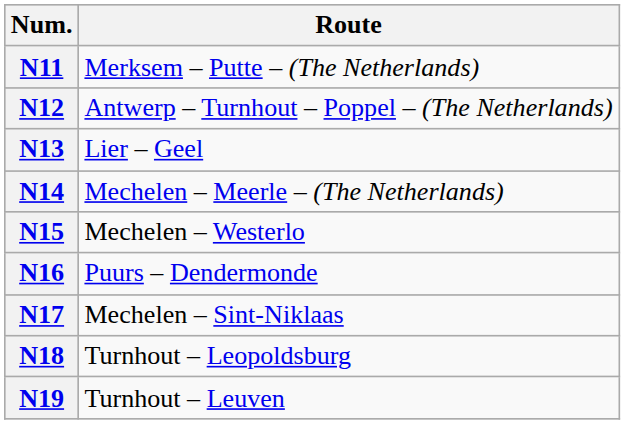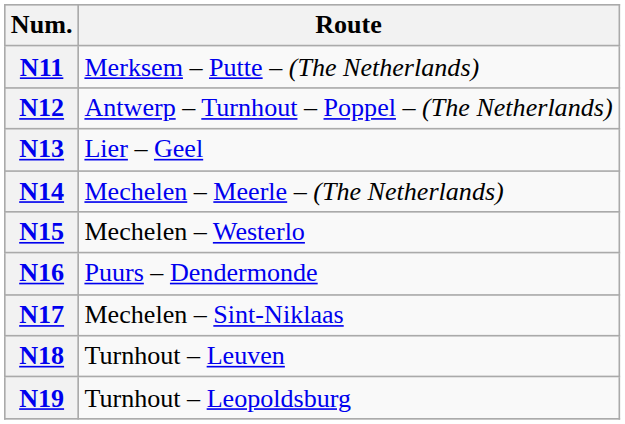(218, 356) Turnhout – Leopoldsburg -> (185, 356) Turnhout – Leuven
(185, 397) Turnhout – Leuven -> (218, 397) Turnhout – Leopoldsburg
